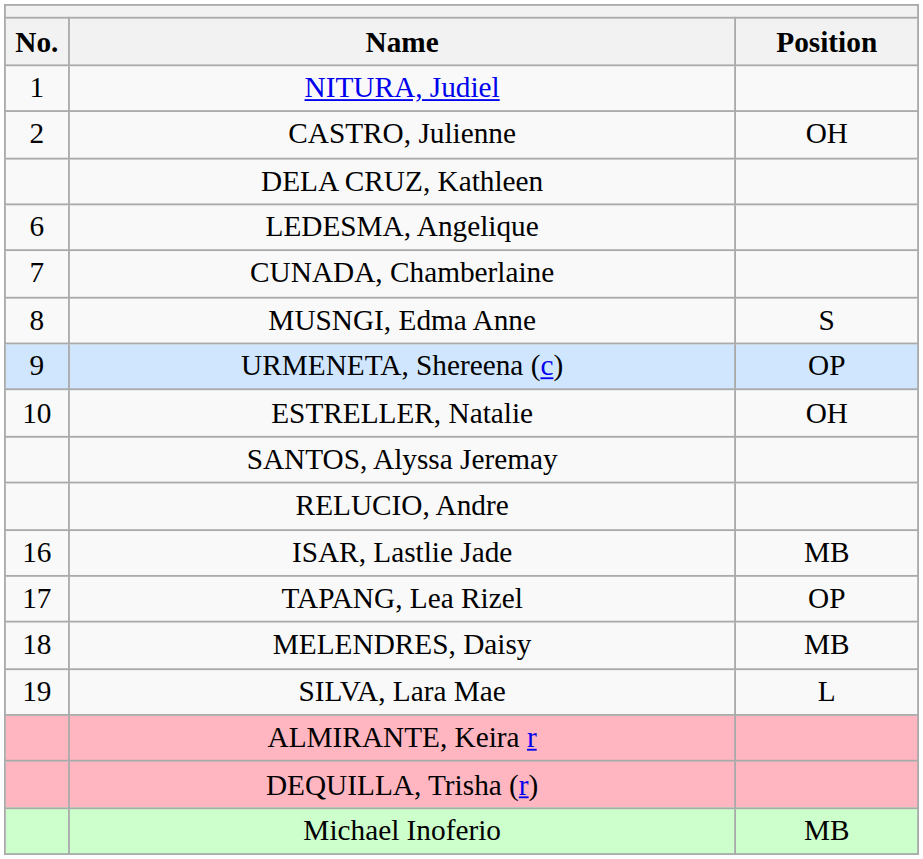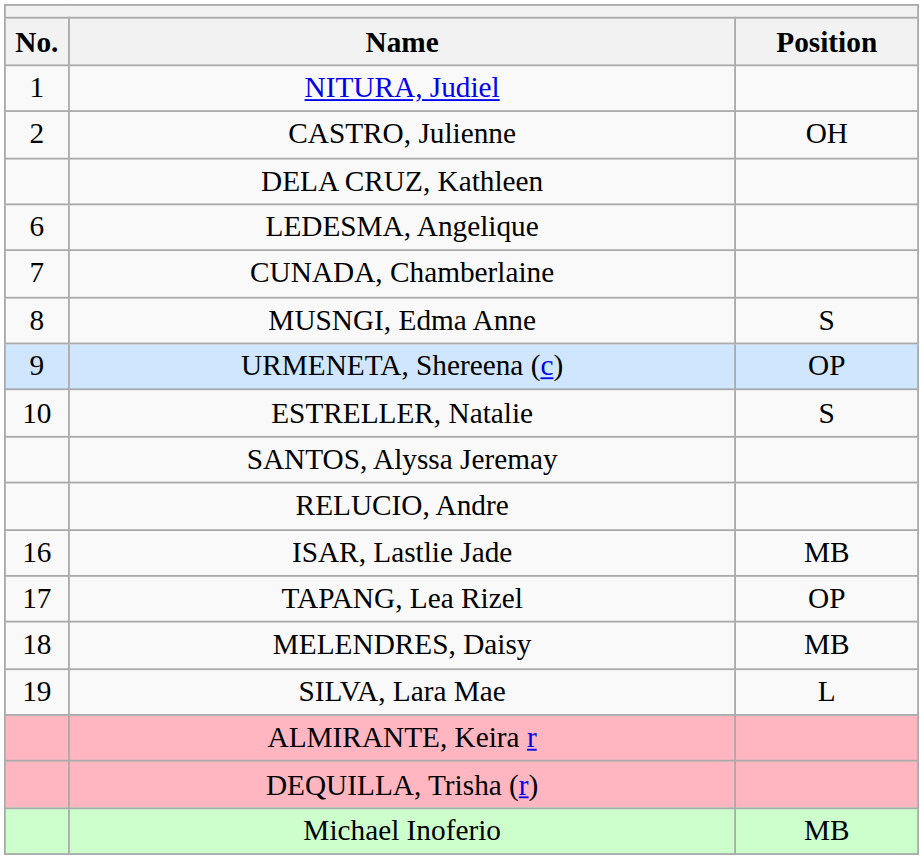(827, 412) OH -> (827, 412) S
